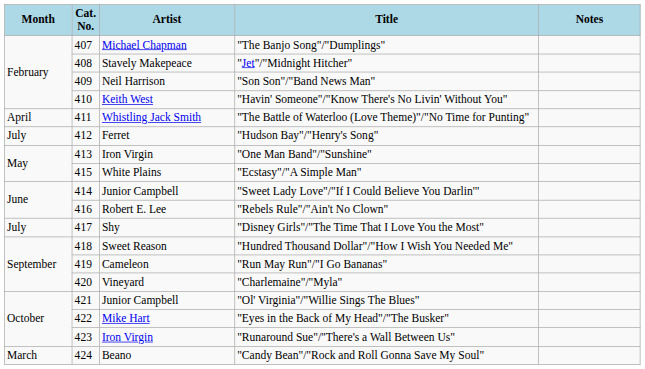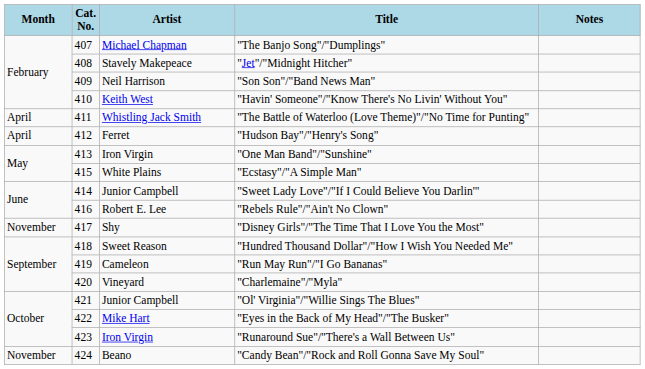(17, 136) July -> (19, 136) April
(17, 227) July -> (31, 227) November
(22, 355) March -> (31, 355) November
